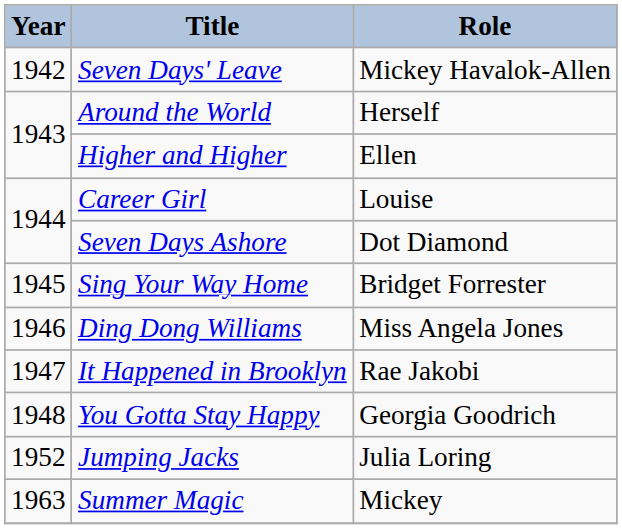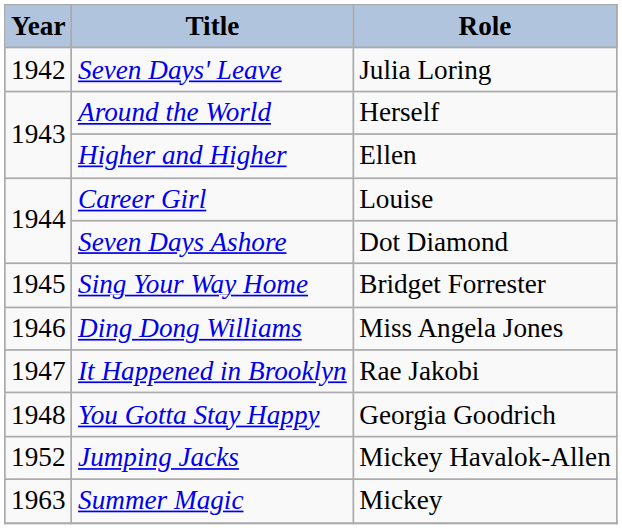(485, 69) Mickey Havalok-Allen -> (425, 69) Julia Loring
(425, 457) Julia Loring -> (485, 457) Mickey Havalok-Allen
